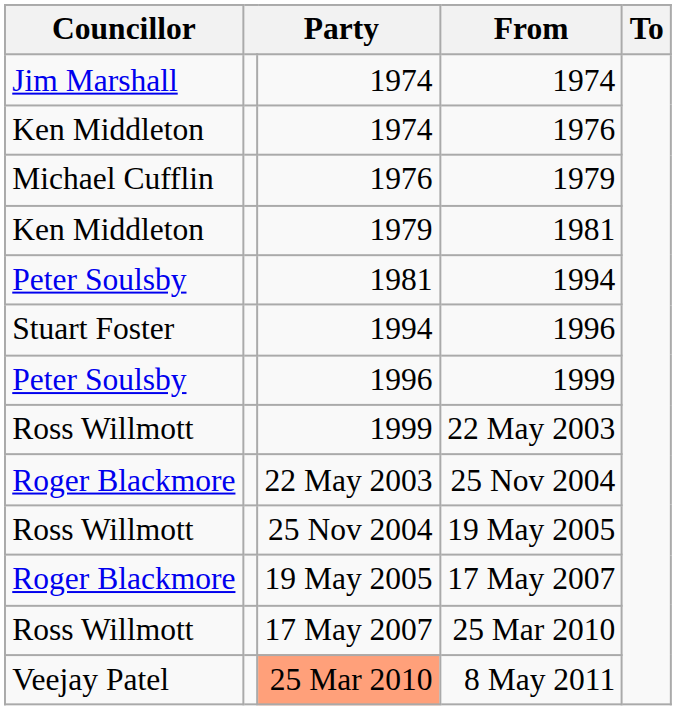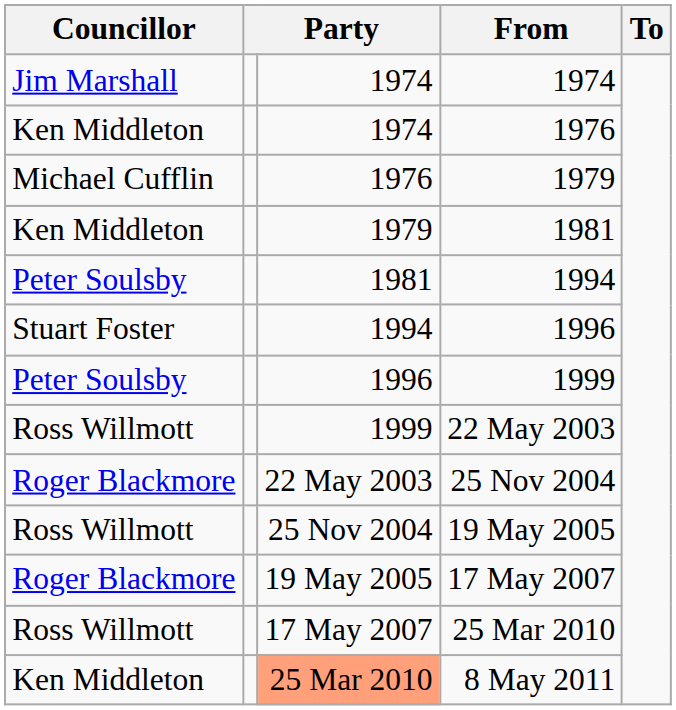(91, 679) Veejay Patel -> (108, 679) Ken Middleton
